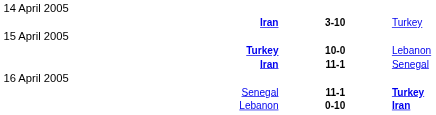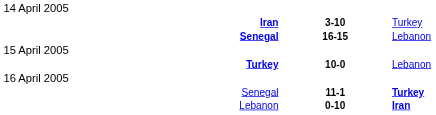+ row: (259, 36)
- row: (269, 64)
